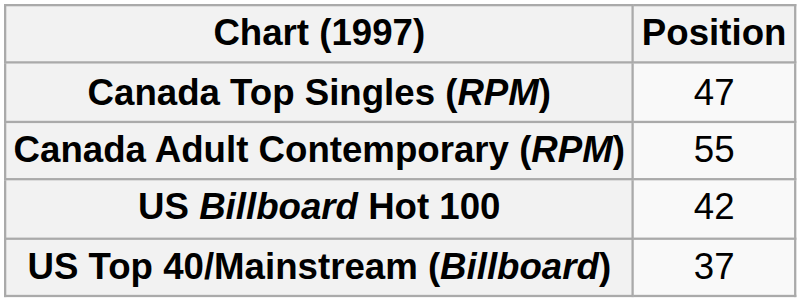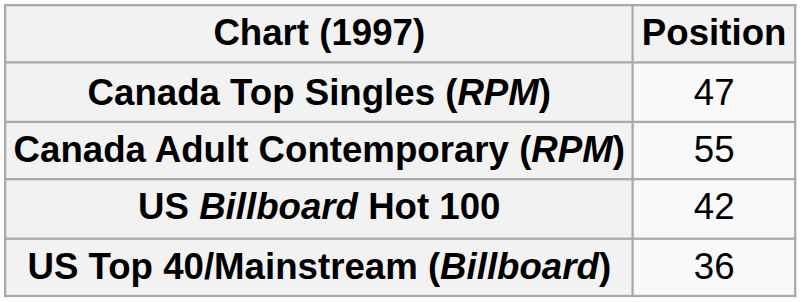(714, 265) 37 -> (714, 265) 36
